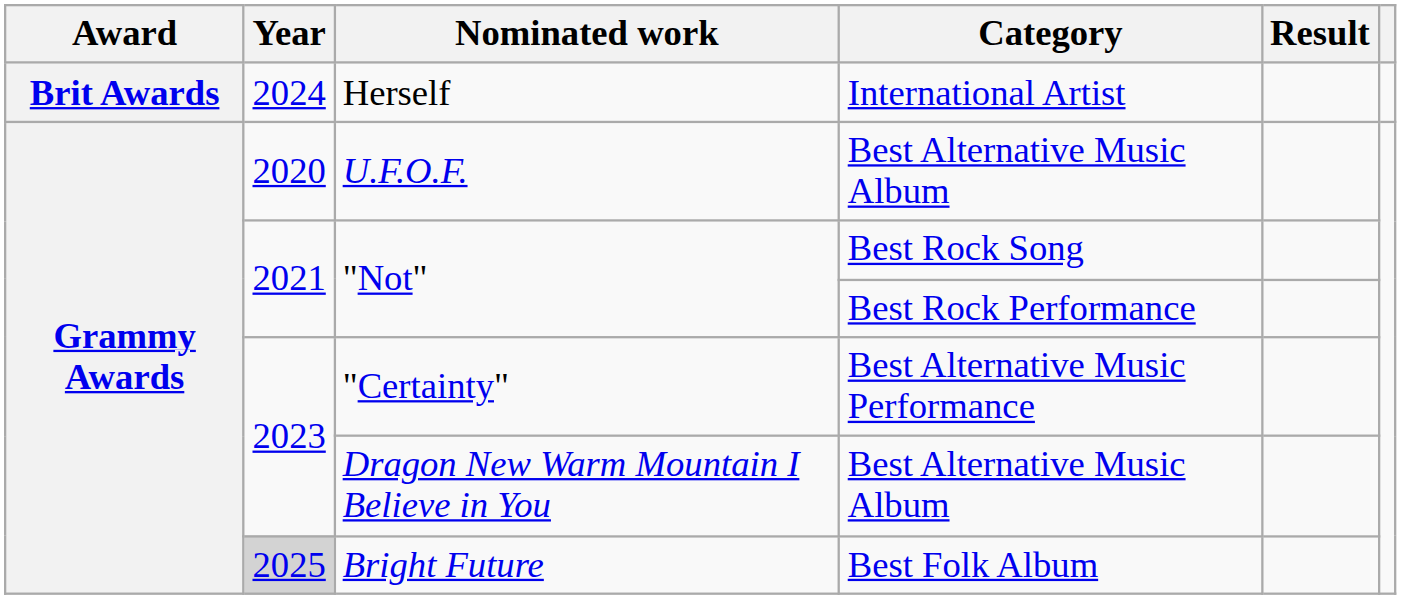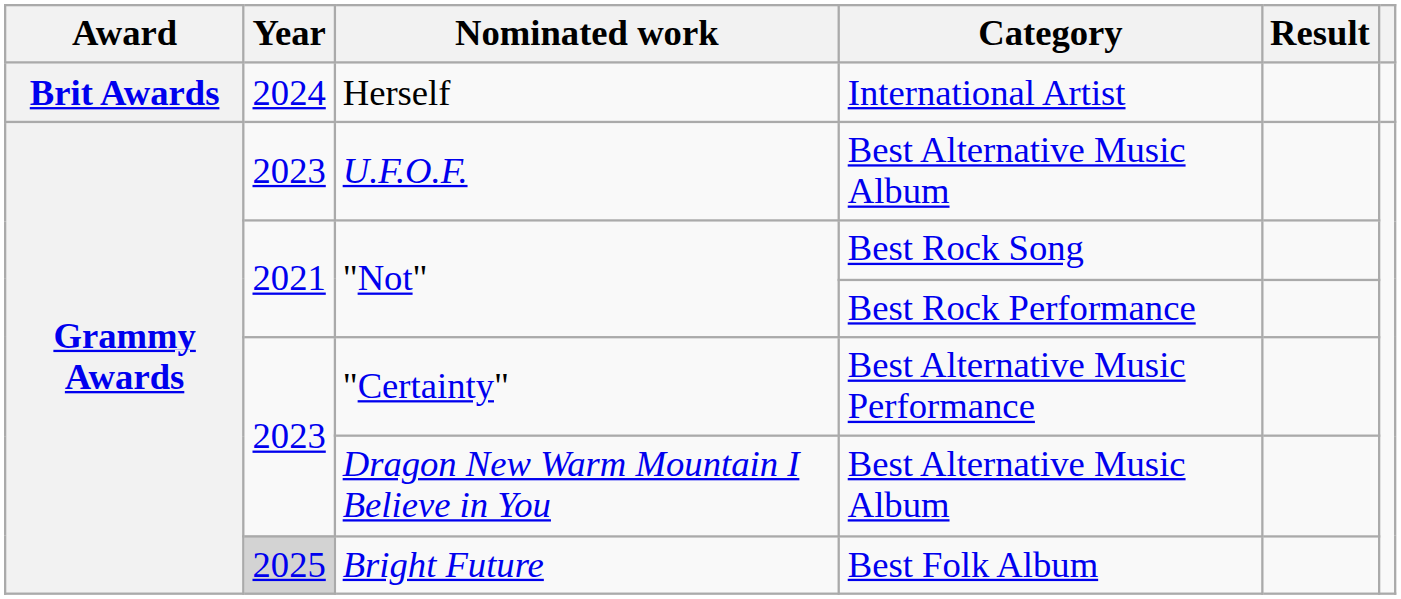(289, 170) 2020 -> (289, 170) 2023
